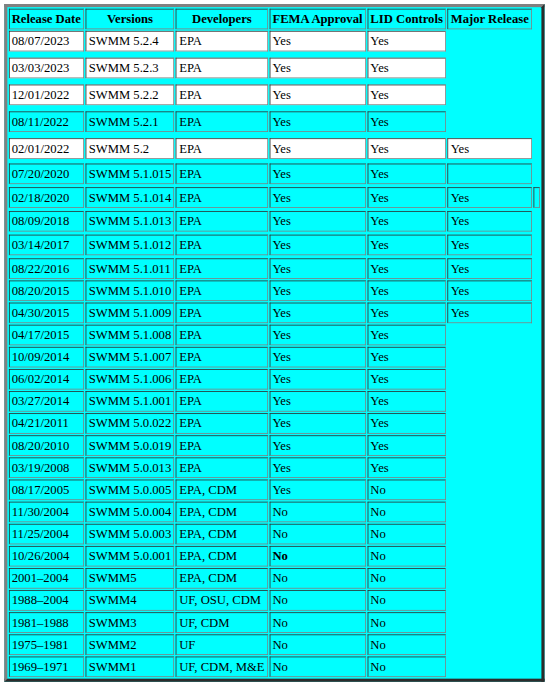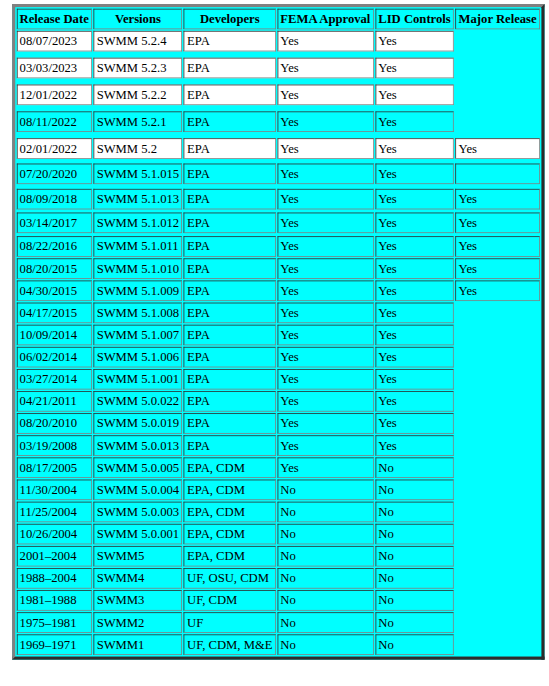- row: (130, 197)
(280, 556) bold -> (288, 534) normal
